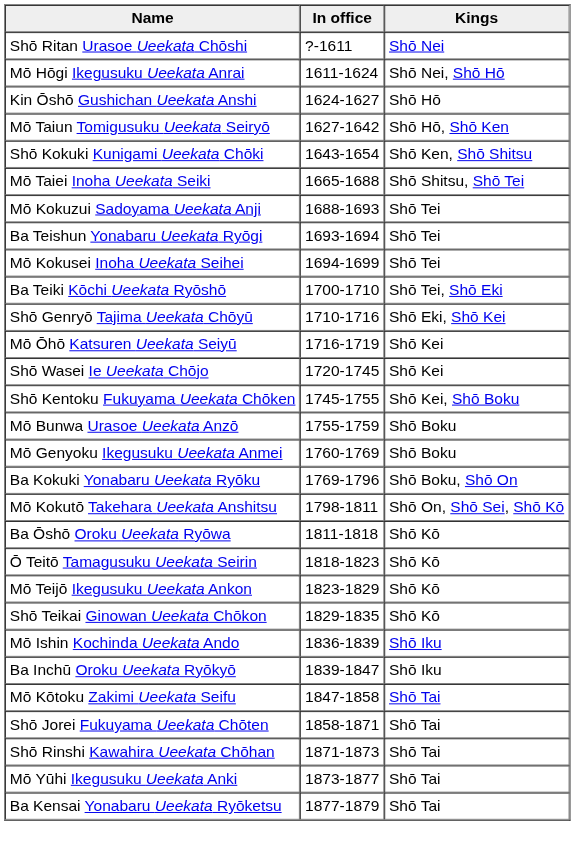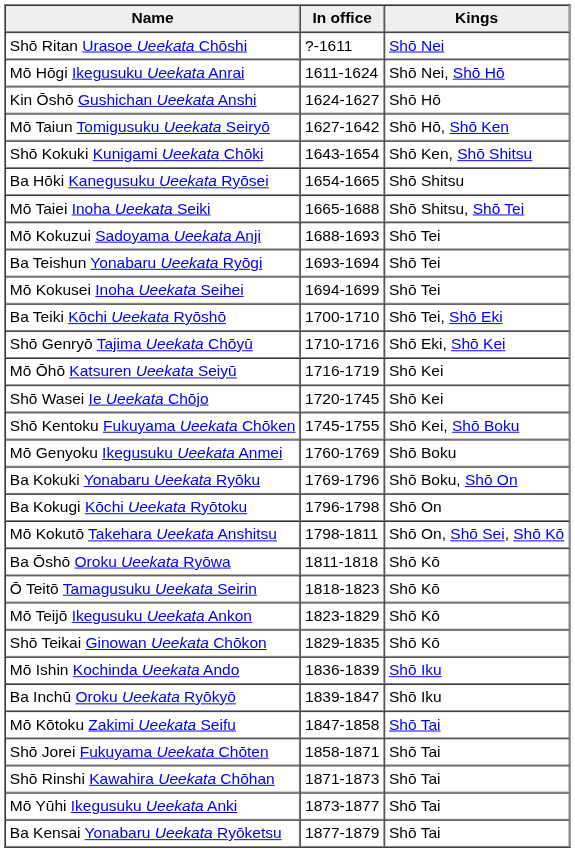+ row: (139, 181)
- row: (124, 425)
+ row: (128, 507)
